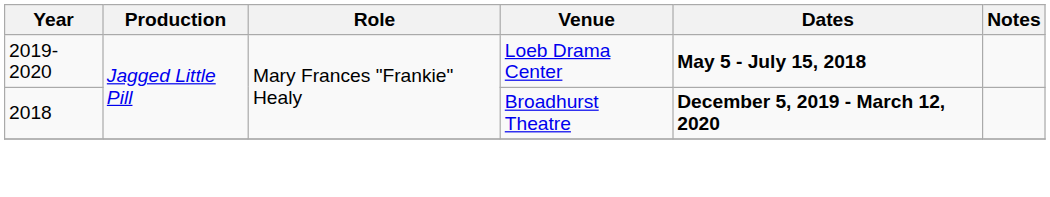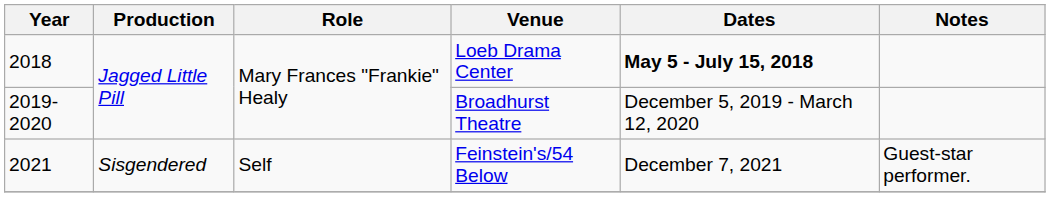(34, 60) 2019-2020 -> (30, 60) 2018
(30, 113) 2018 -> (34, 113) 2019-2020
(811, 113) bold -> (738, 113) normal
+ row: (514, 165)
